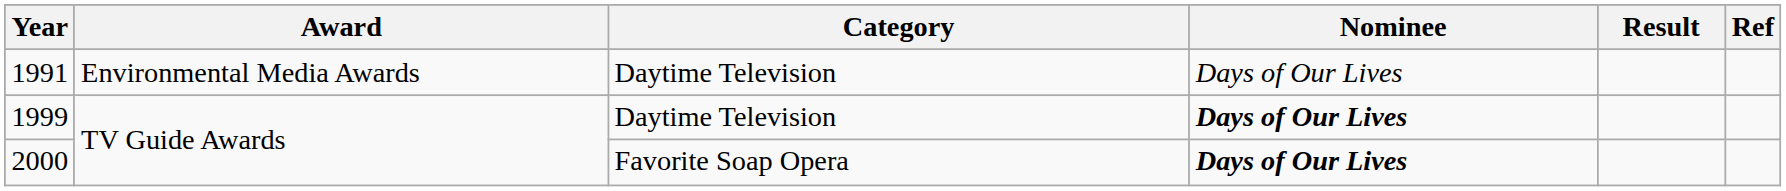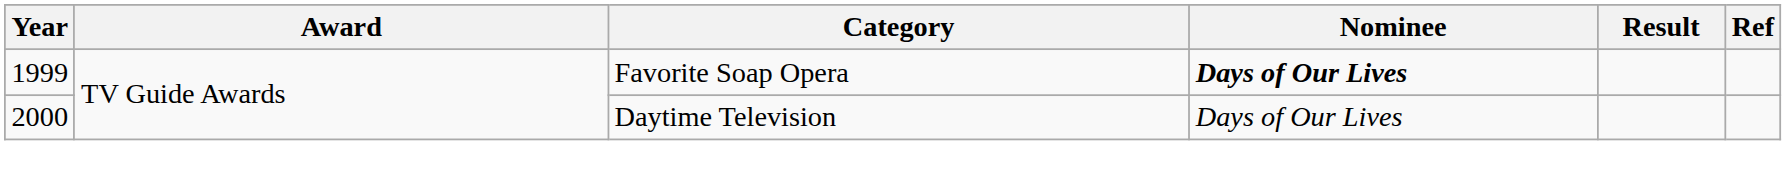- row: (40, 71)
(725, 116) Daytime Television -> (732, 71) Favorite Soap Opera
(732, 161) Favorite Soap Opera -> (725, 116) Daytime Television
(1302, 161) bold -> (1299, 116) normal
